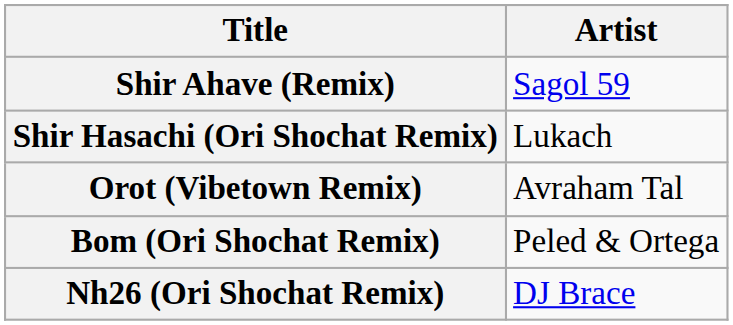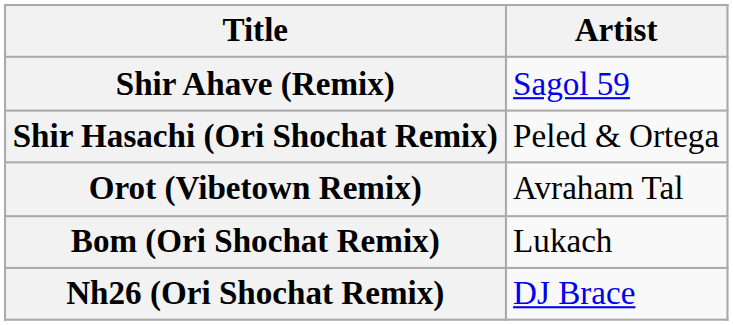(563, 135) Lukach -> (616, 135) Peled & Ortega
(616, 240) Peled & Ortega -> (563, 240) Lukach
